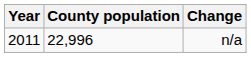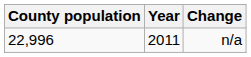columns swapped: (24, 16) <-> (114, 16)
